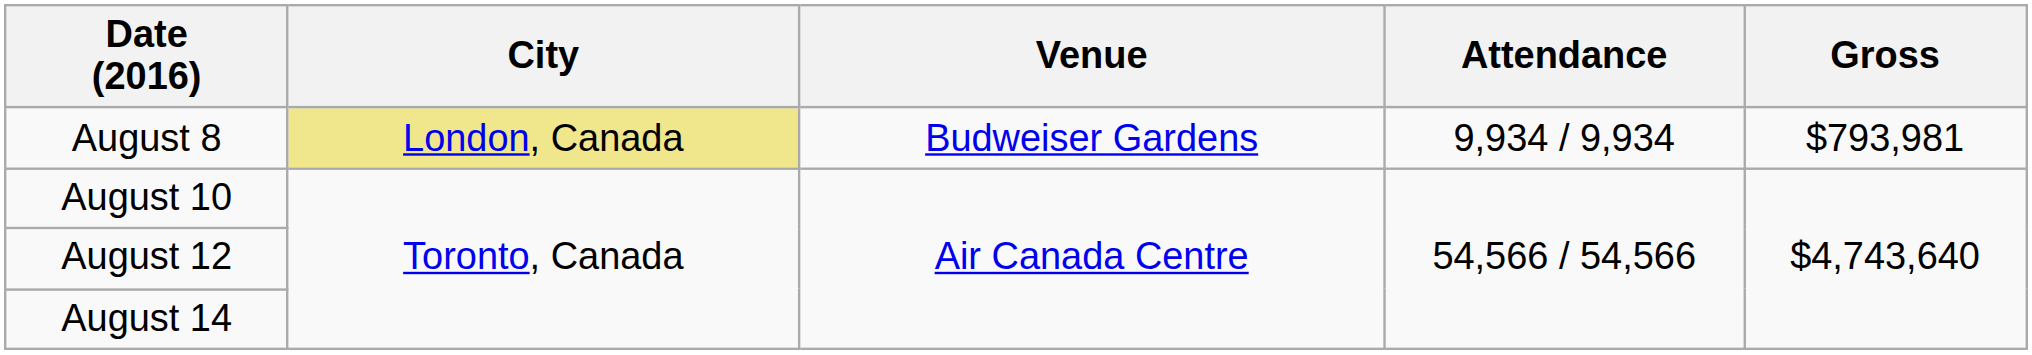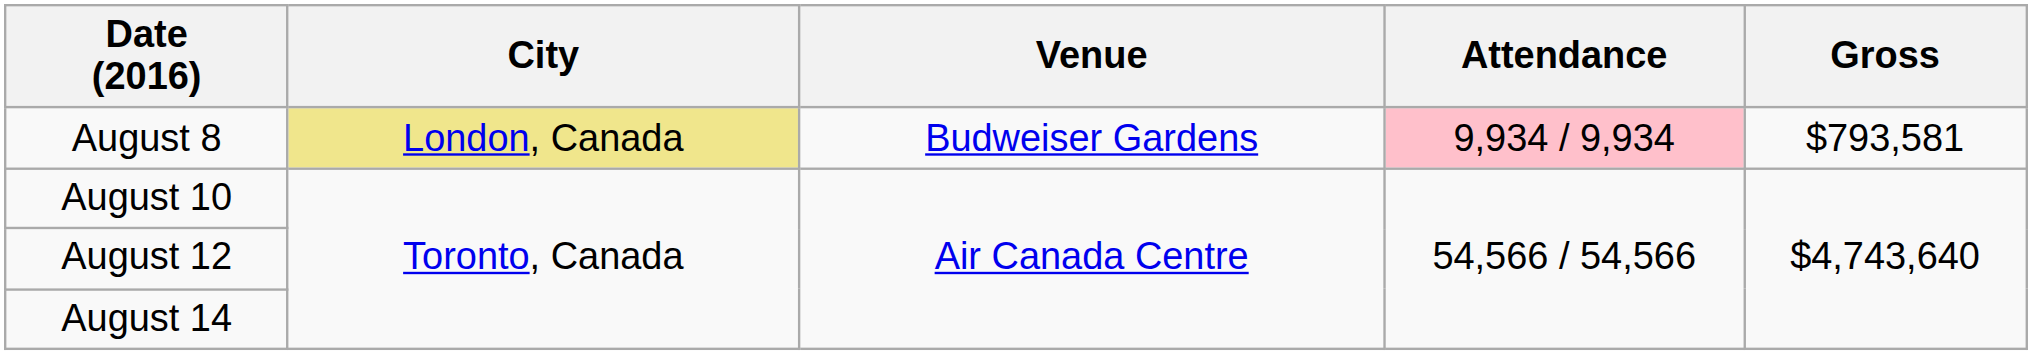(1564, 137) no background -> (1564, 137) pink background
(1885, 137) $793,981 -> (1885, 137) $793,581
